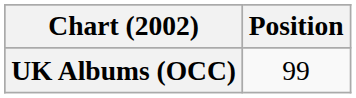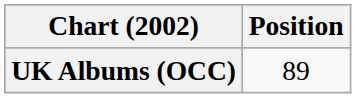(296, 69) 99 -> (296, 69) 89
